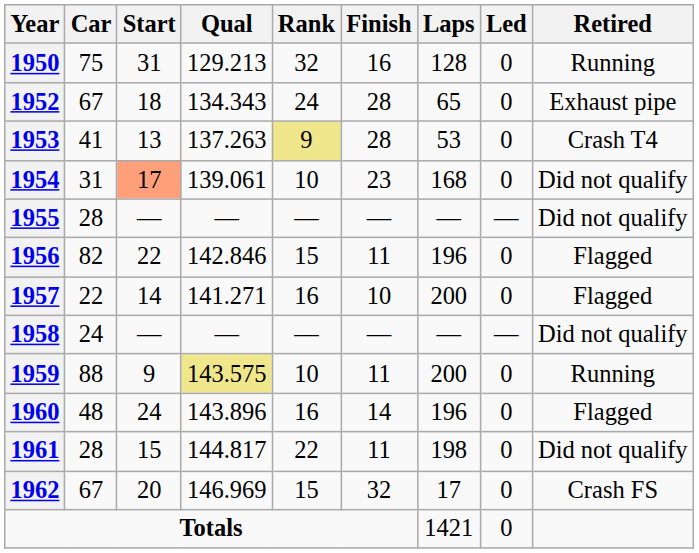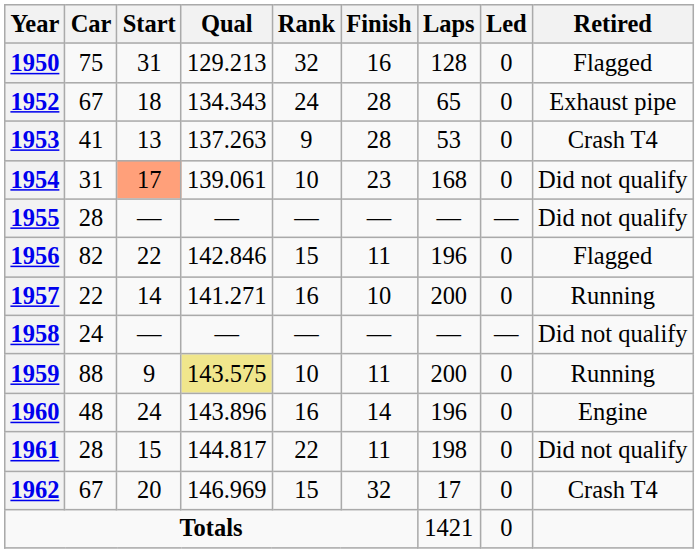(613, 62) Running -> (613, 62) Flagged
(306, 140) khaki background -> (306, 140) no background
(613, 295) Flagged -> (613, 295) Running
(613, 412) Flagged -> (613, 412) Engine
(613, 489) Crash FS -> (613, 489) Crash T4
